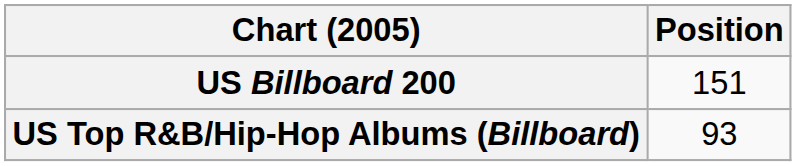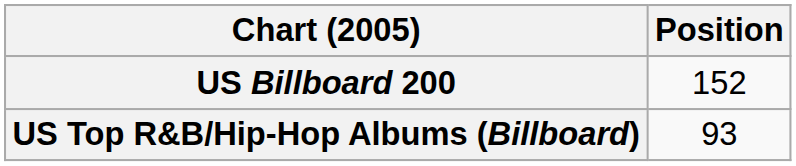(719, 82) 151 -> (719, 82) 152
